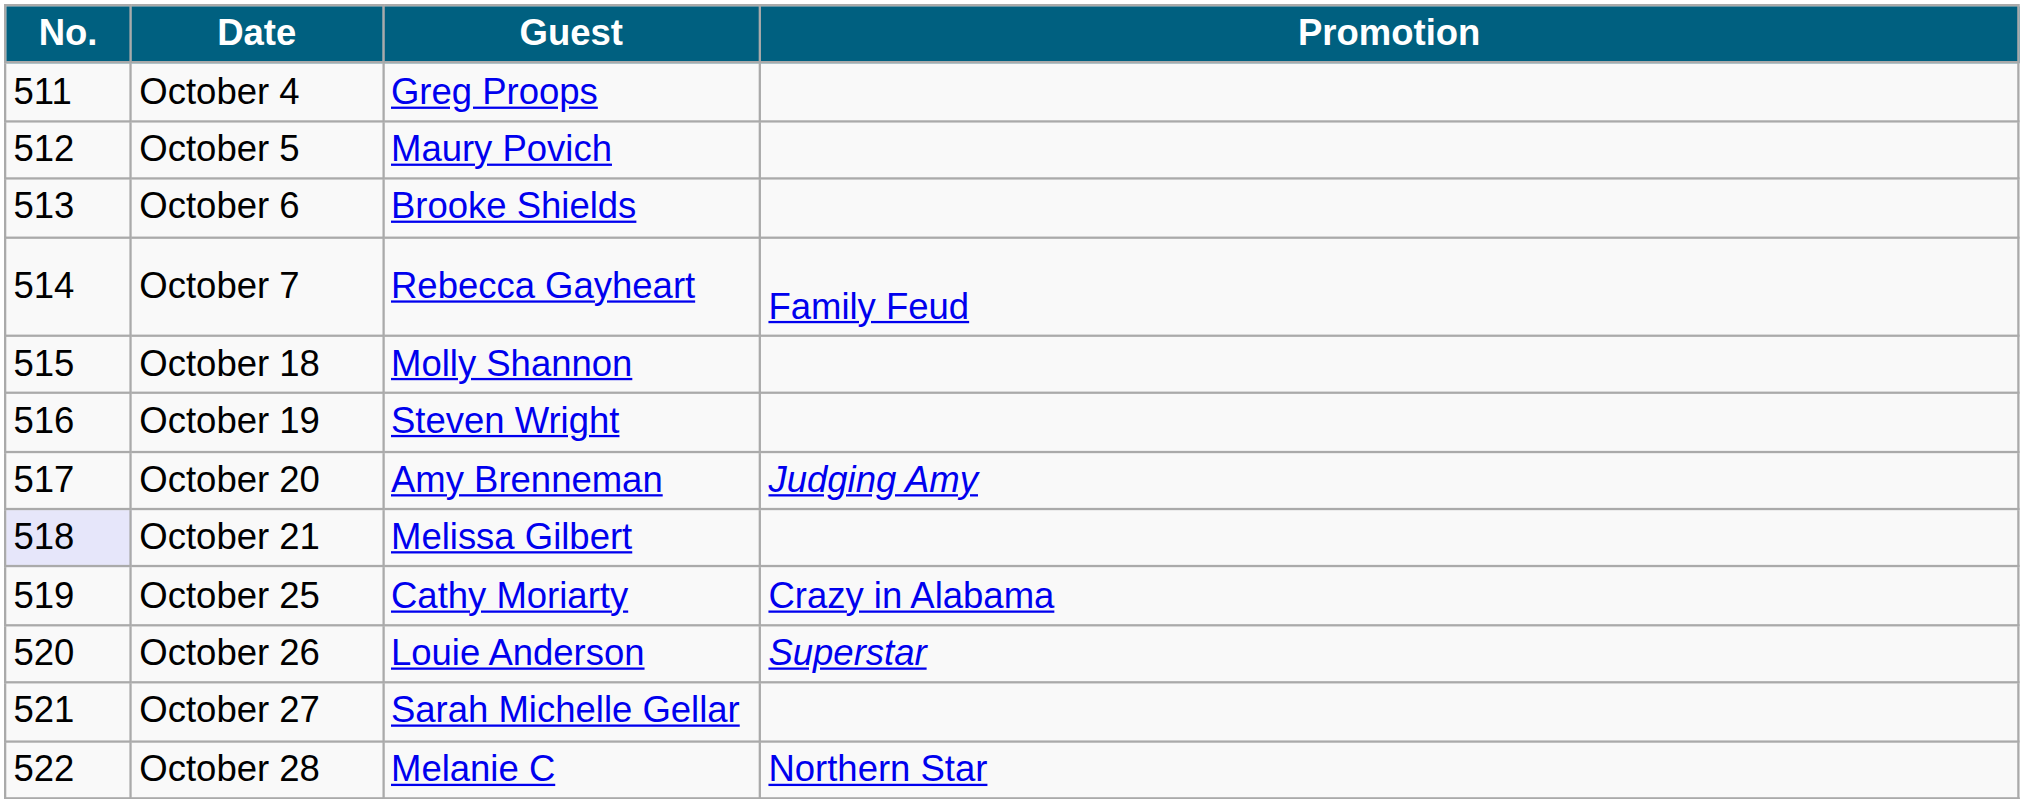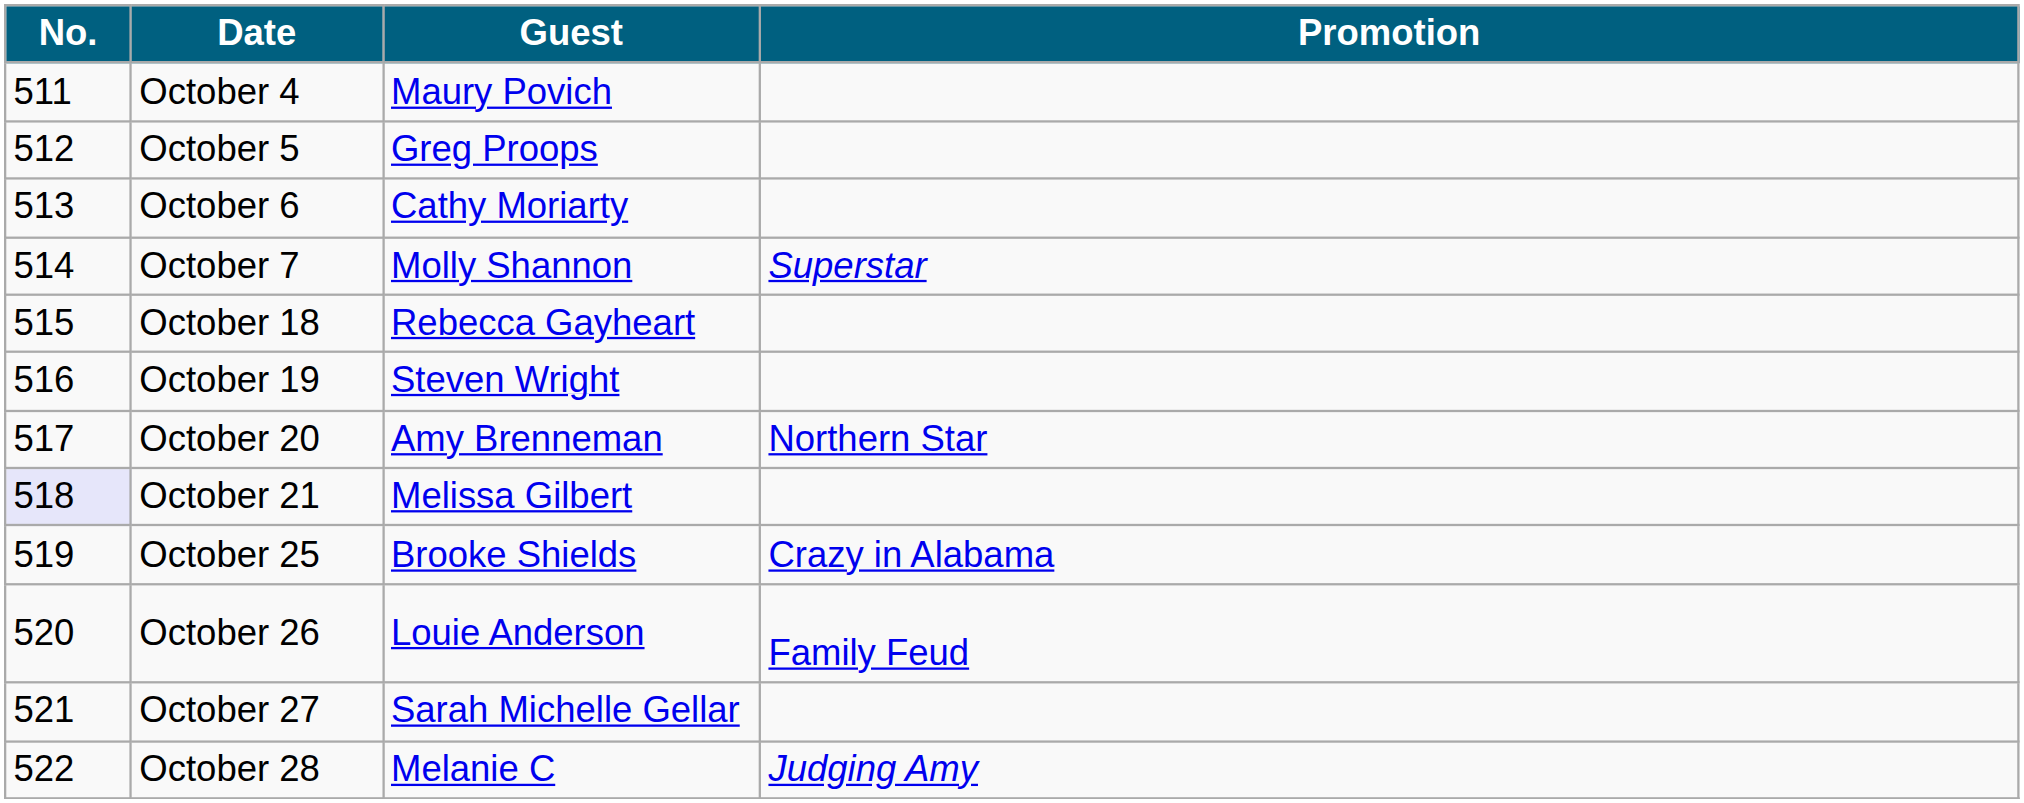(494, 91) Greg Proops -> (501, 91) Maury Povich
(501, 149) Maury Povich -> (494, 149) Greg Proops
(514, 206) Brooke Shields -> (510, 206) Cathy Moriarty
(543, 285) Rebecca Gayheart -> (512, 264) Molly Shannon
(869, 305) Family Feud -> (848, 264) Superstar
(512, 363) Molly Shannon -> (543, 322) Rebecca Gayheart
(873, 479) Judging Amy -> (878, 438) Northern Star
(510, 595) Cathy Moriarty -> (514, 554) Brooke Shields
(848, 653) Superstar -> (869, 653) Family Feud
(878, 768) Northern Star -> (873, 768) Judging Amy
